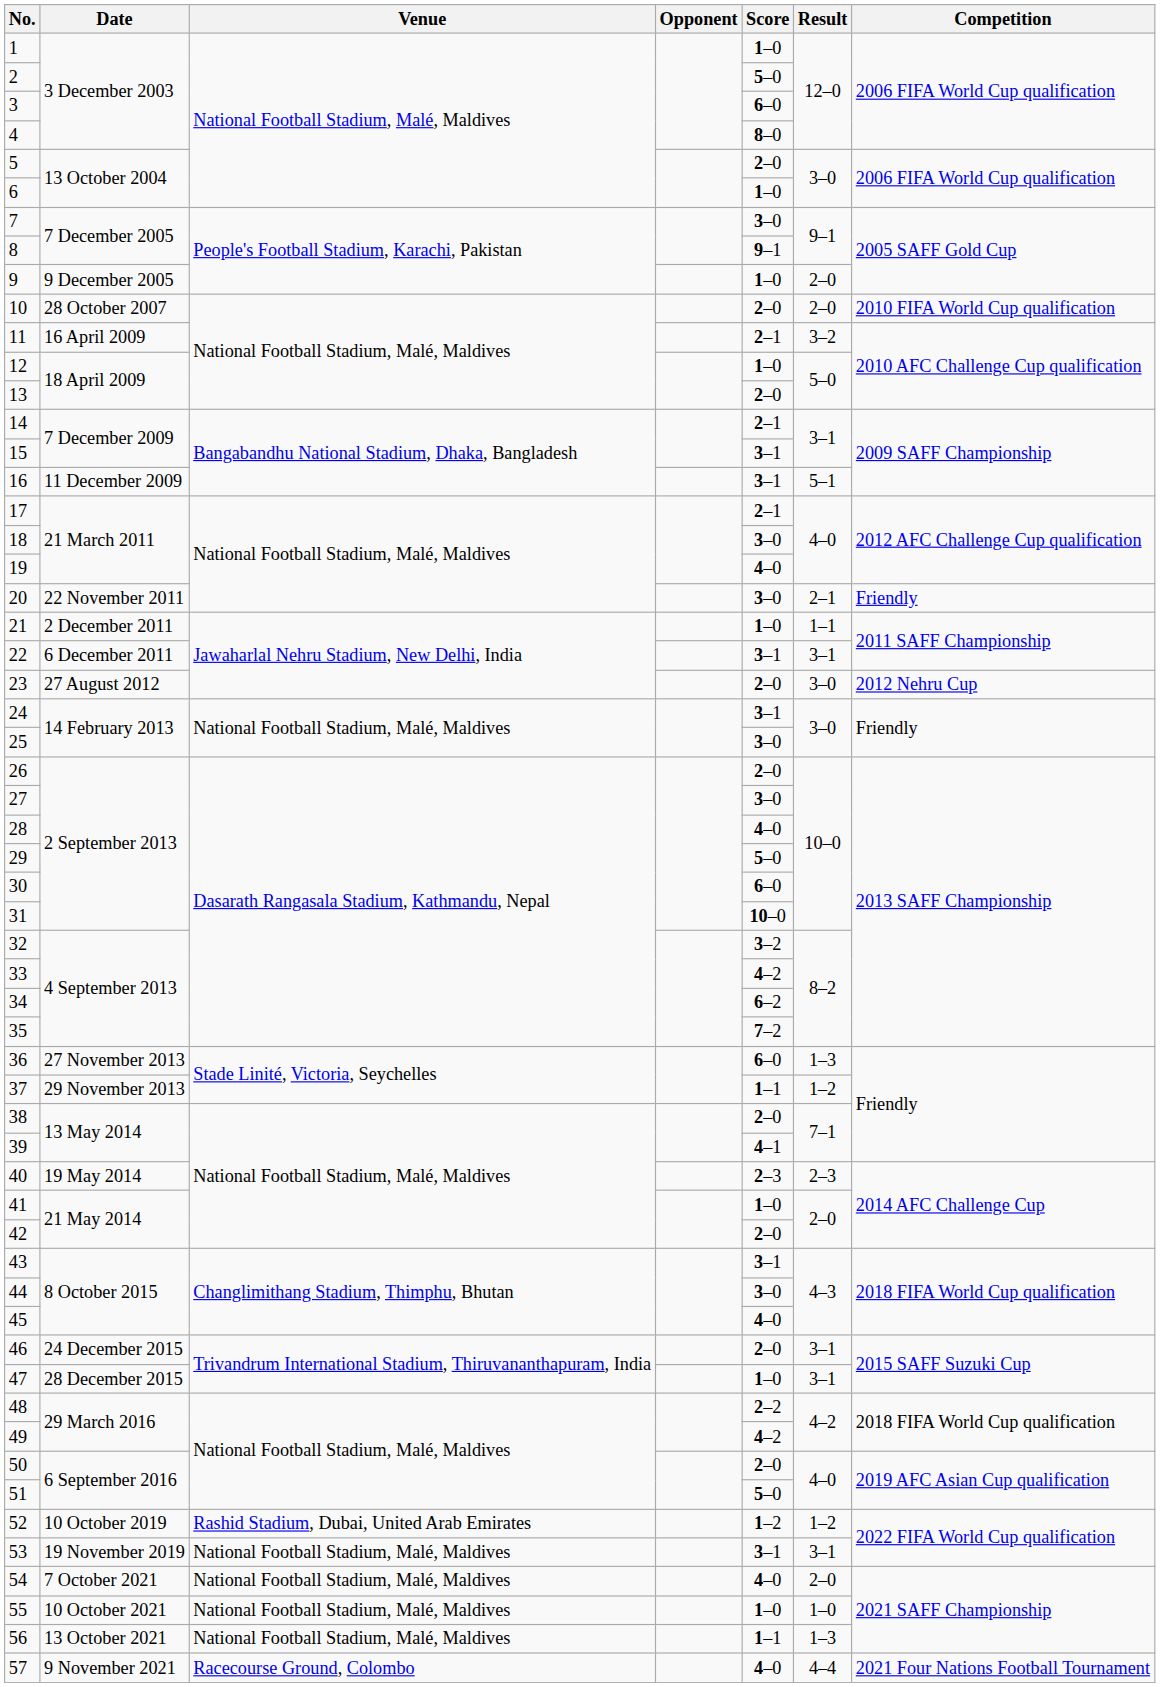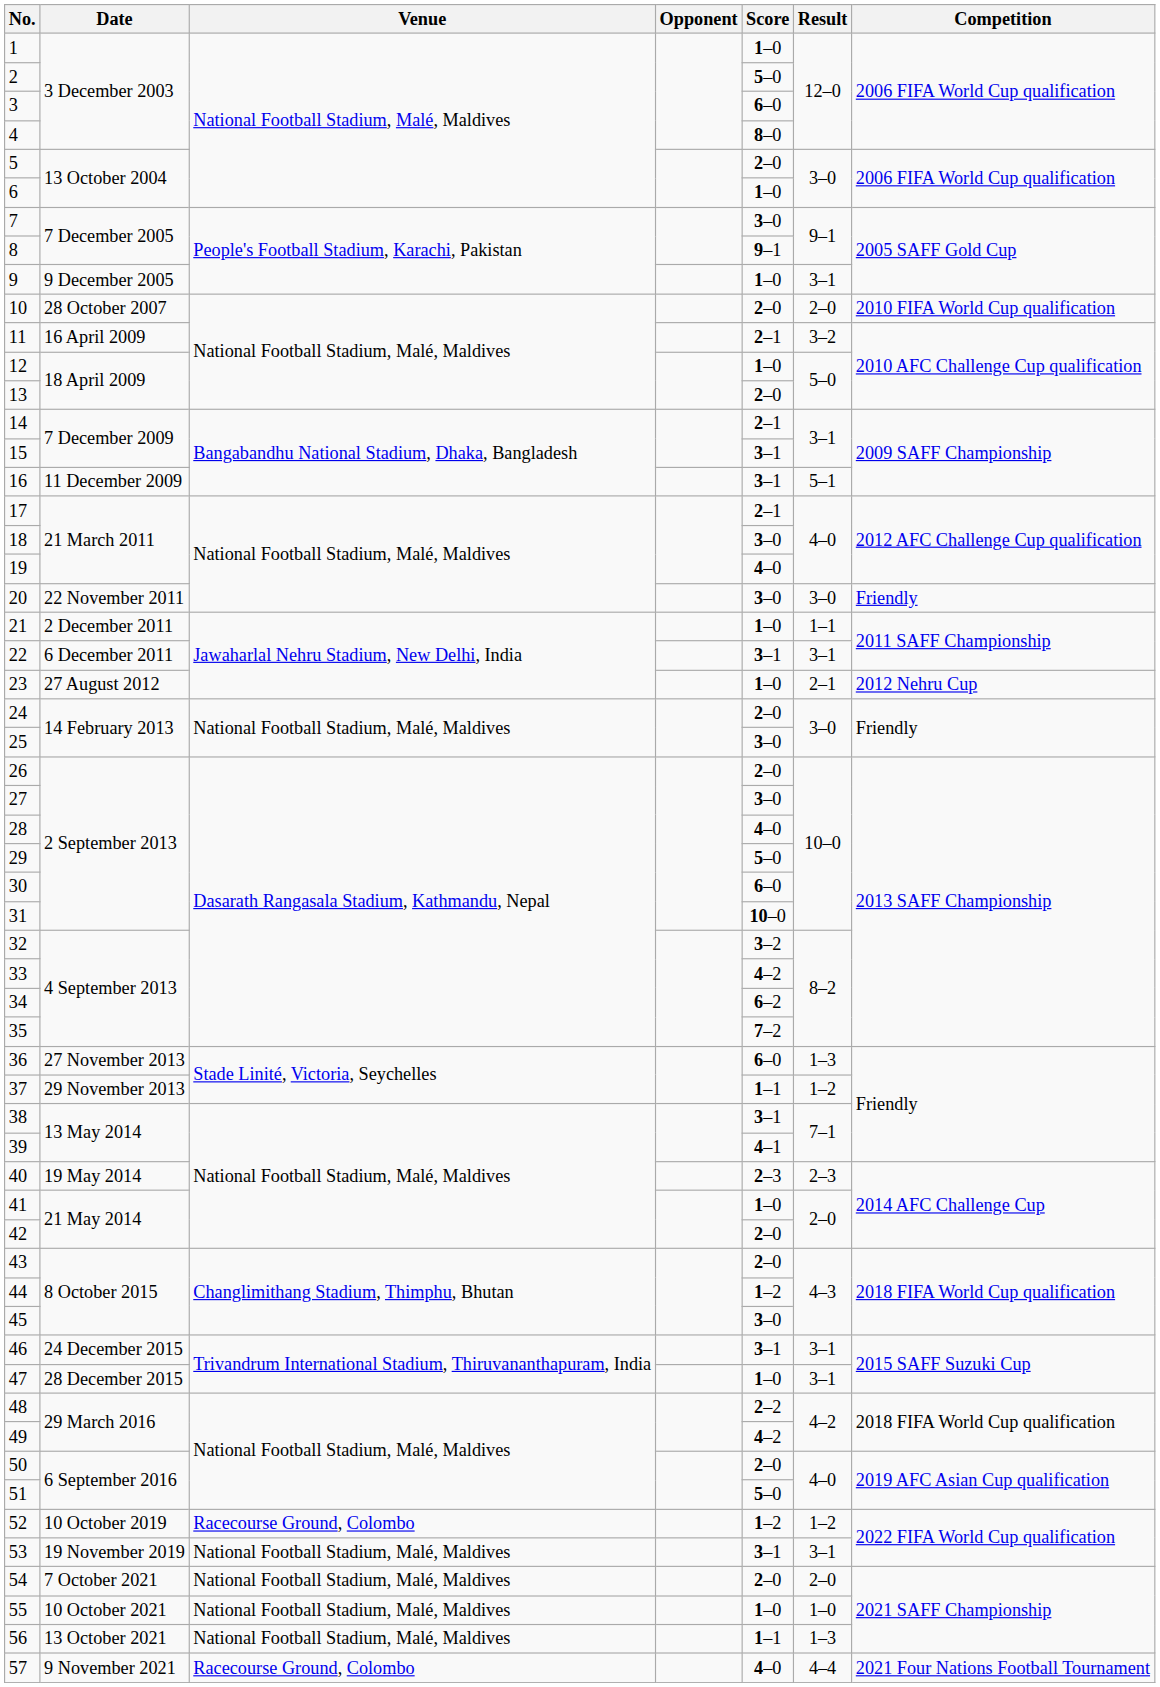(823, 279) 2–0 -> (823, 279) 3–1
(823, 597) 2–1 -> (823, 597) 3–0
(768, 684) 2–0 -> (768, 684) 1–0
(823, 684) 3–0 -> (823, 684) 2–1
(768, 713) 3–1 -> (768, 713) 2–0
(768, 1118) 2–0 -> (768, 1118) 3–1
(768, 1262) 3–1 -> (768, 1262) 2–0
(768, 1291) 3–0 -> (768, 1291) 1–2
(768, 1320) 4–0 -> (768, 1320) 3–0
(768, 1349) 2–0 -> (768, 1349) 3–1
(362, 1523) Rashid Stadium, Dubai, United Arab Emirates -> (304, 1523) Racecourse Ground, Colombo
(768, 1581) 4–0 -> (768, 1581) 2–0
